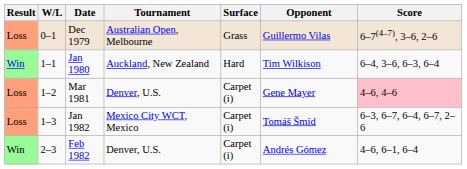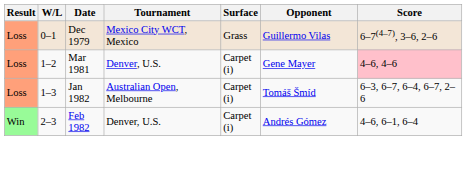(142, 35) Australian Open, Melbourne -> (147, 35) Mexico City WCT, Mexico
- row: (79, 64)
(147, 121) Mexico City WCT, Mexico -> (142, 92) Australian Open, Melbourne
